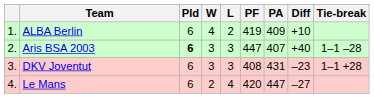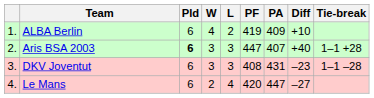(341, 48) 1–1 –28 -> (341, 48) 1–1 +28
(341, 66) 1–1 +28 -> (341, 66) 1–1 –28
